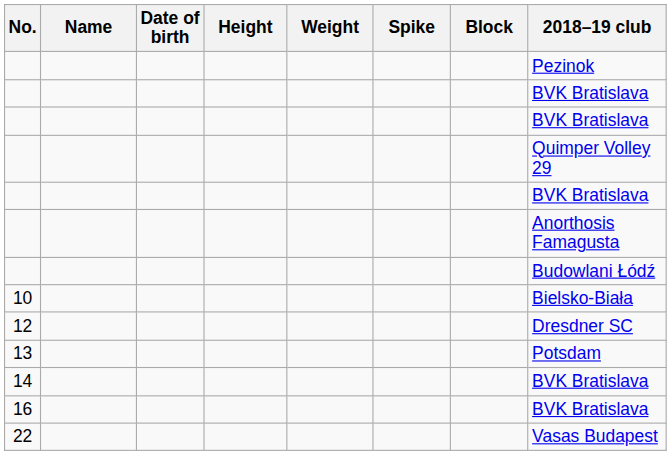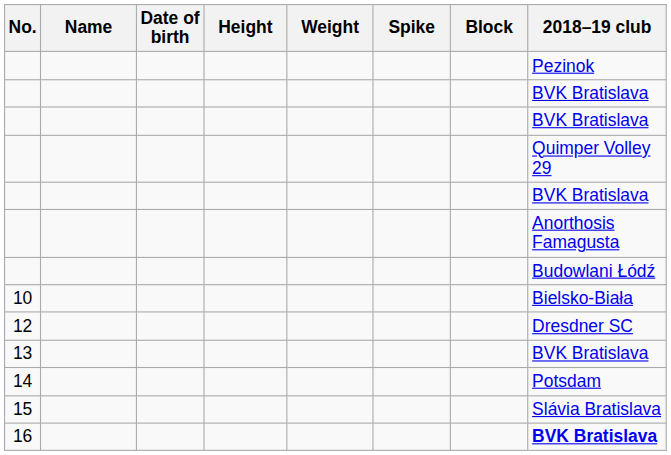(567, 353) Potsdam -> (590, 353) BVK Bratislava
(590, 381) BVK Bratislava -> (567, 381) Potsdam
+ row: (23, 409)
(590, 409) normal -> (595, 436) bold
- row: (23, 436)
